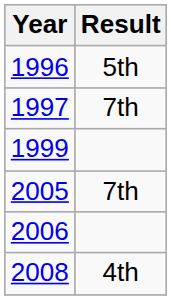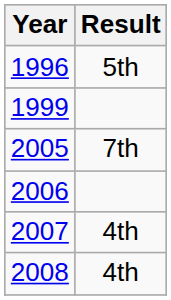- row: (40, 107)
+ row: (40, 231)
